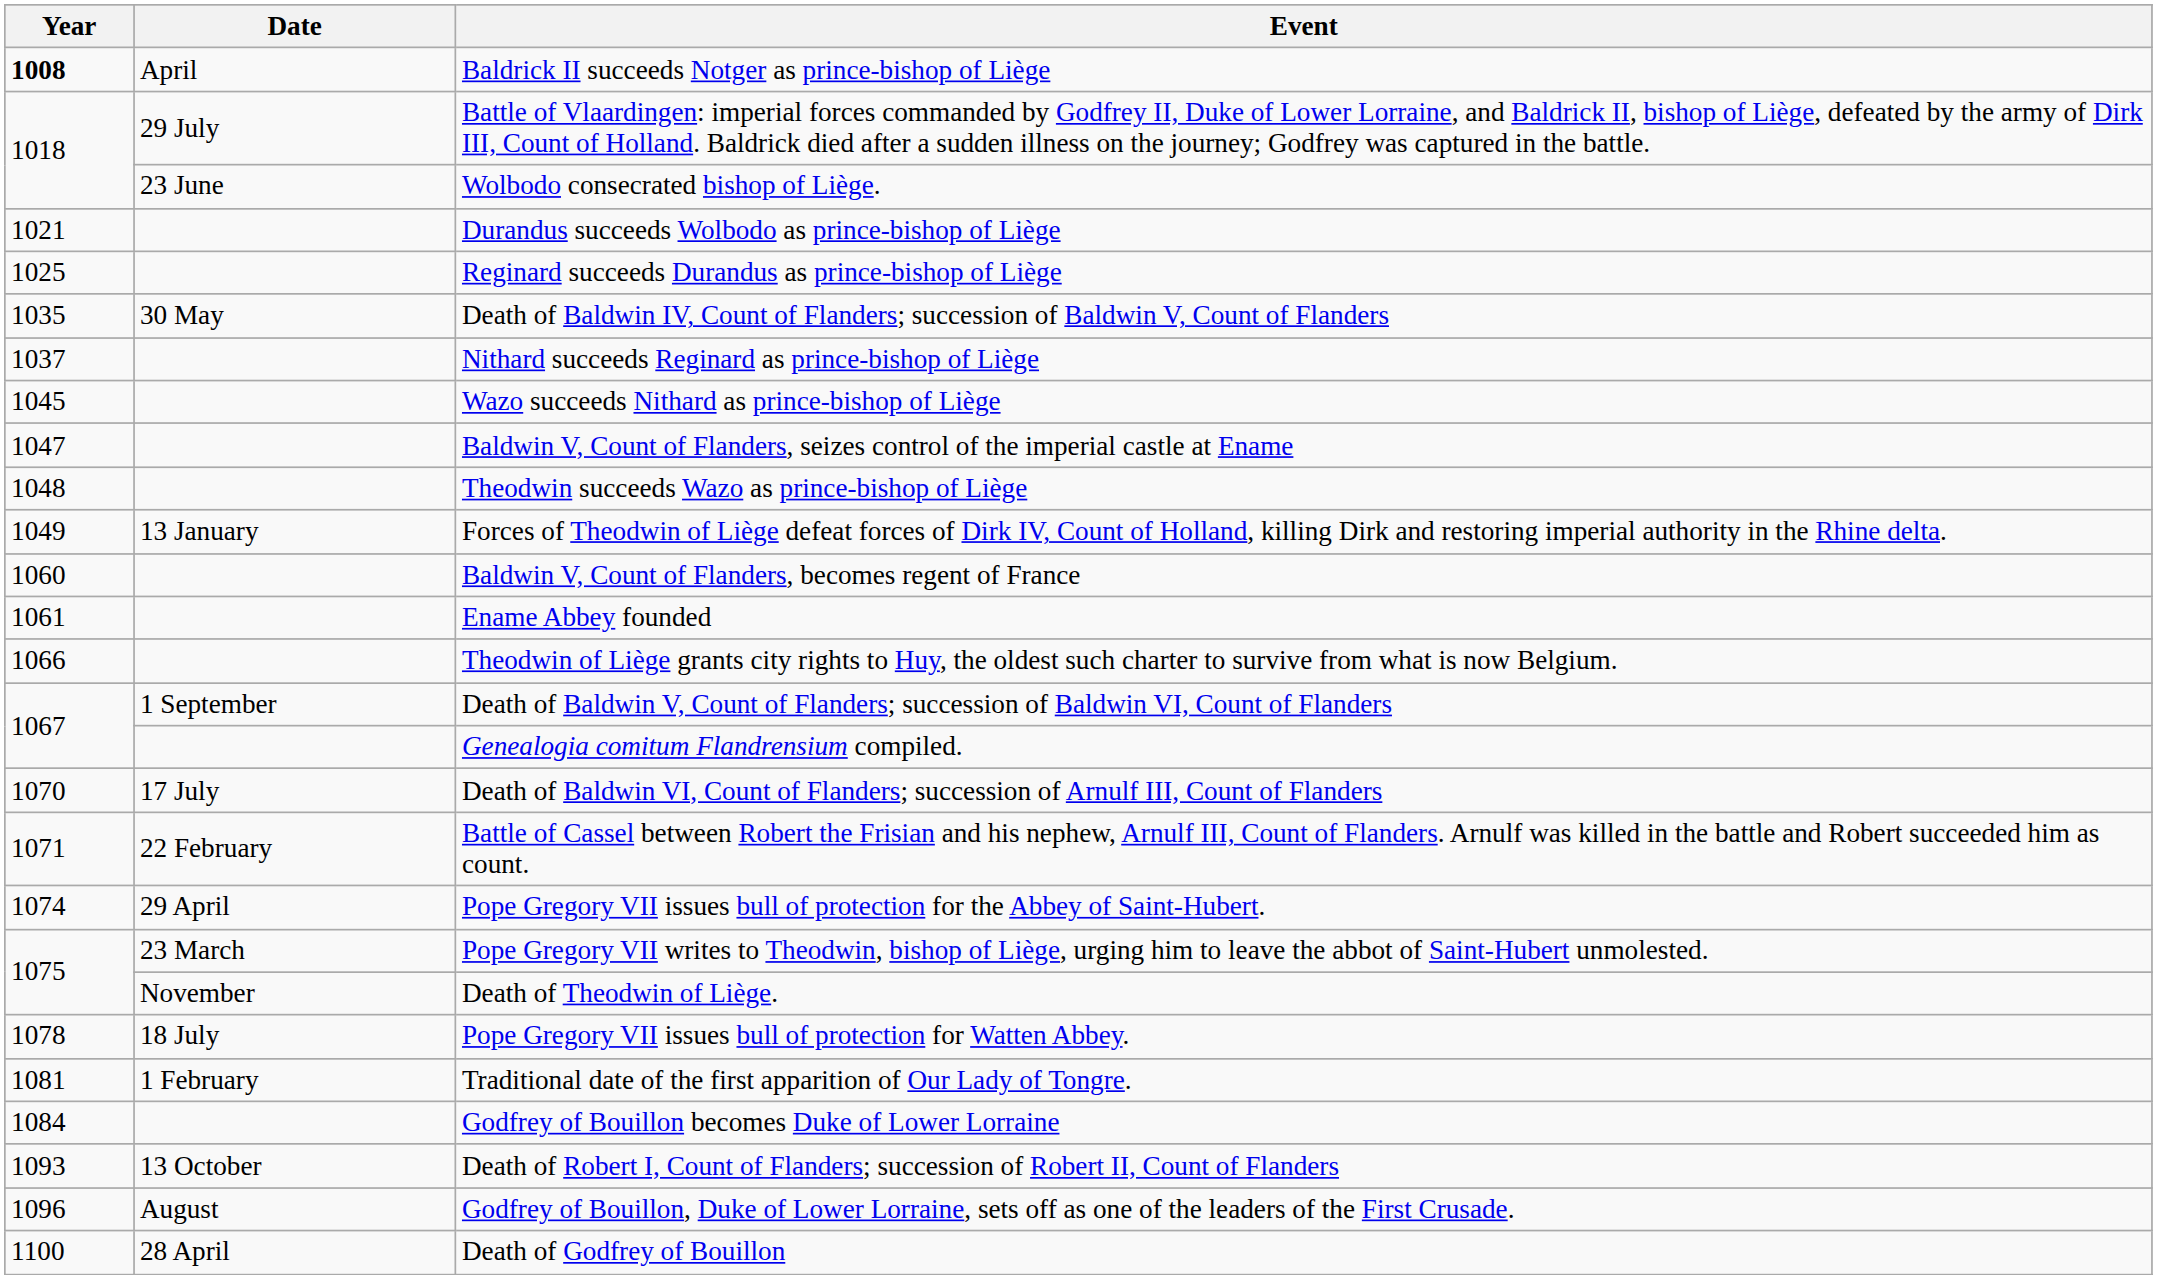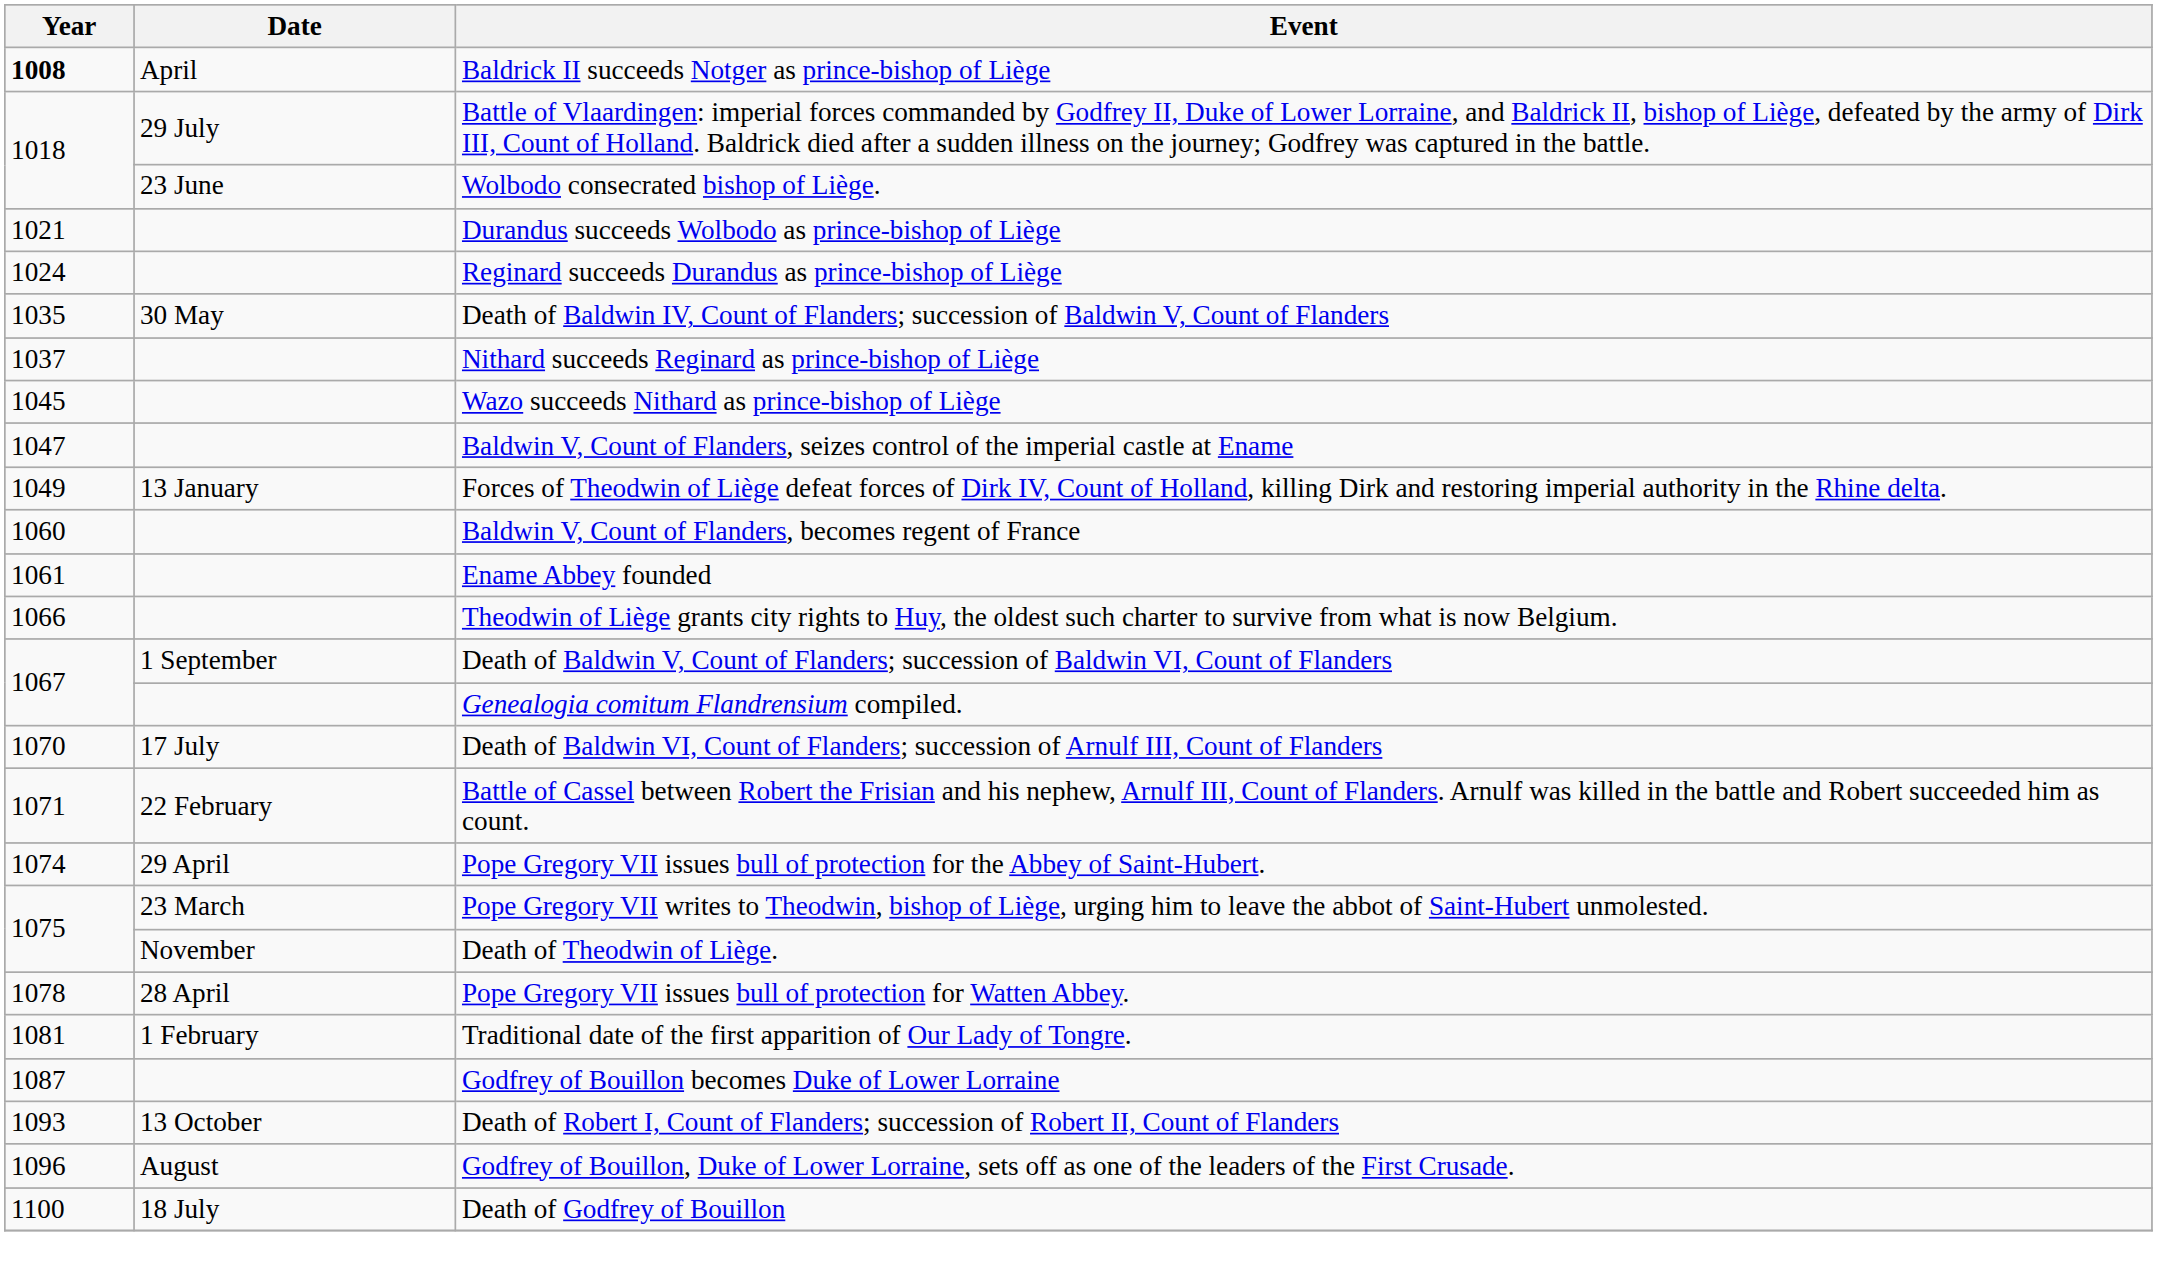(38, 272) 1025 -> (38, 272) 1024
- row: (745, 488)
(180, 1036) 18 July -> (185, 993) 28 April
(38, 1122) 1084 -> (38, 1079) 1087
(185, 1251) 28 April -> (180, 1208) 18 July
